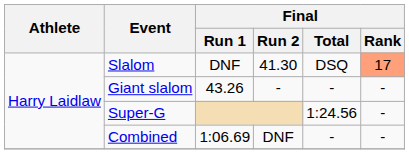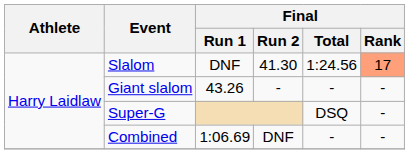(332, 64) DSQ -> (332, 64) 1:24.56
(332, 112) 1:24.56 -> (332, 112) DSQ
